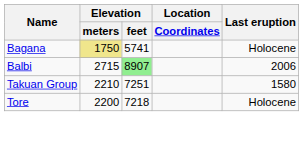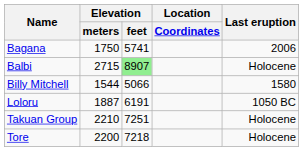(107, 48) khaki background -> (107, 48) no background
(272, 48) Holocene -> (283, 48) 2006
(283, 66) 2006 -> (272, 66) Holocene
+ row: (38, 84)
+ row: (23, 102)
(283, 84) 1580 -> (272, 119) Holocene
